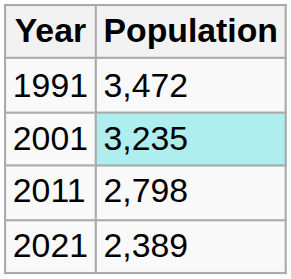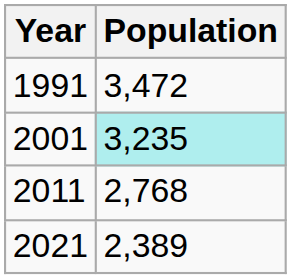(146, 191) 2,798 -> (146, 191) 2,768
